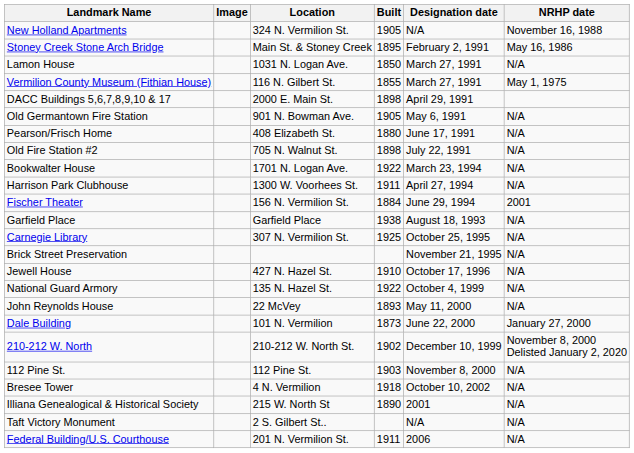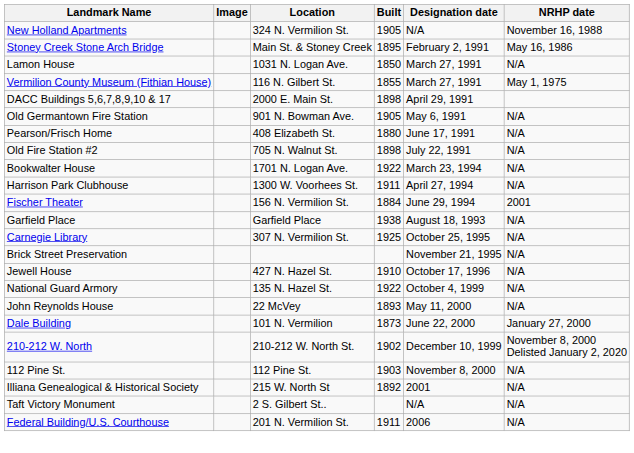- row: (40, 387)
(389, 404) 1890 -> (389, 387) 1892
